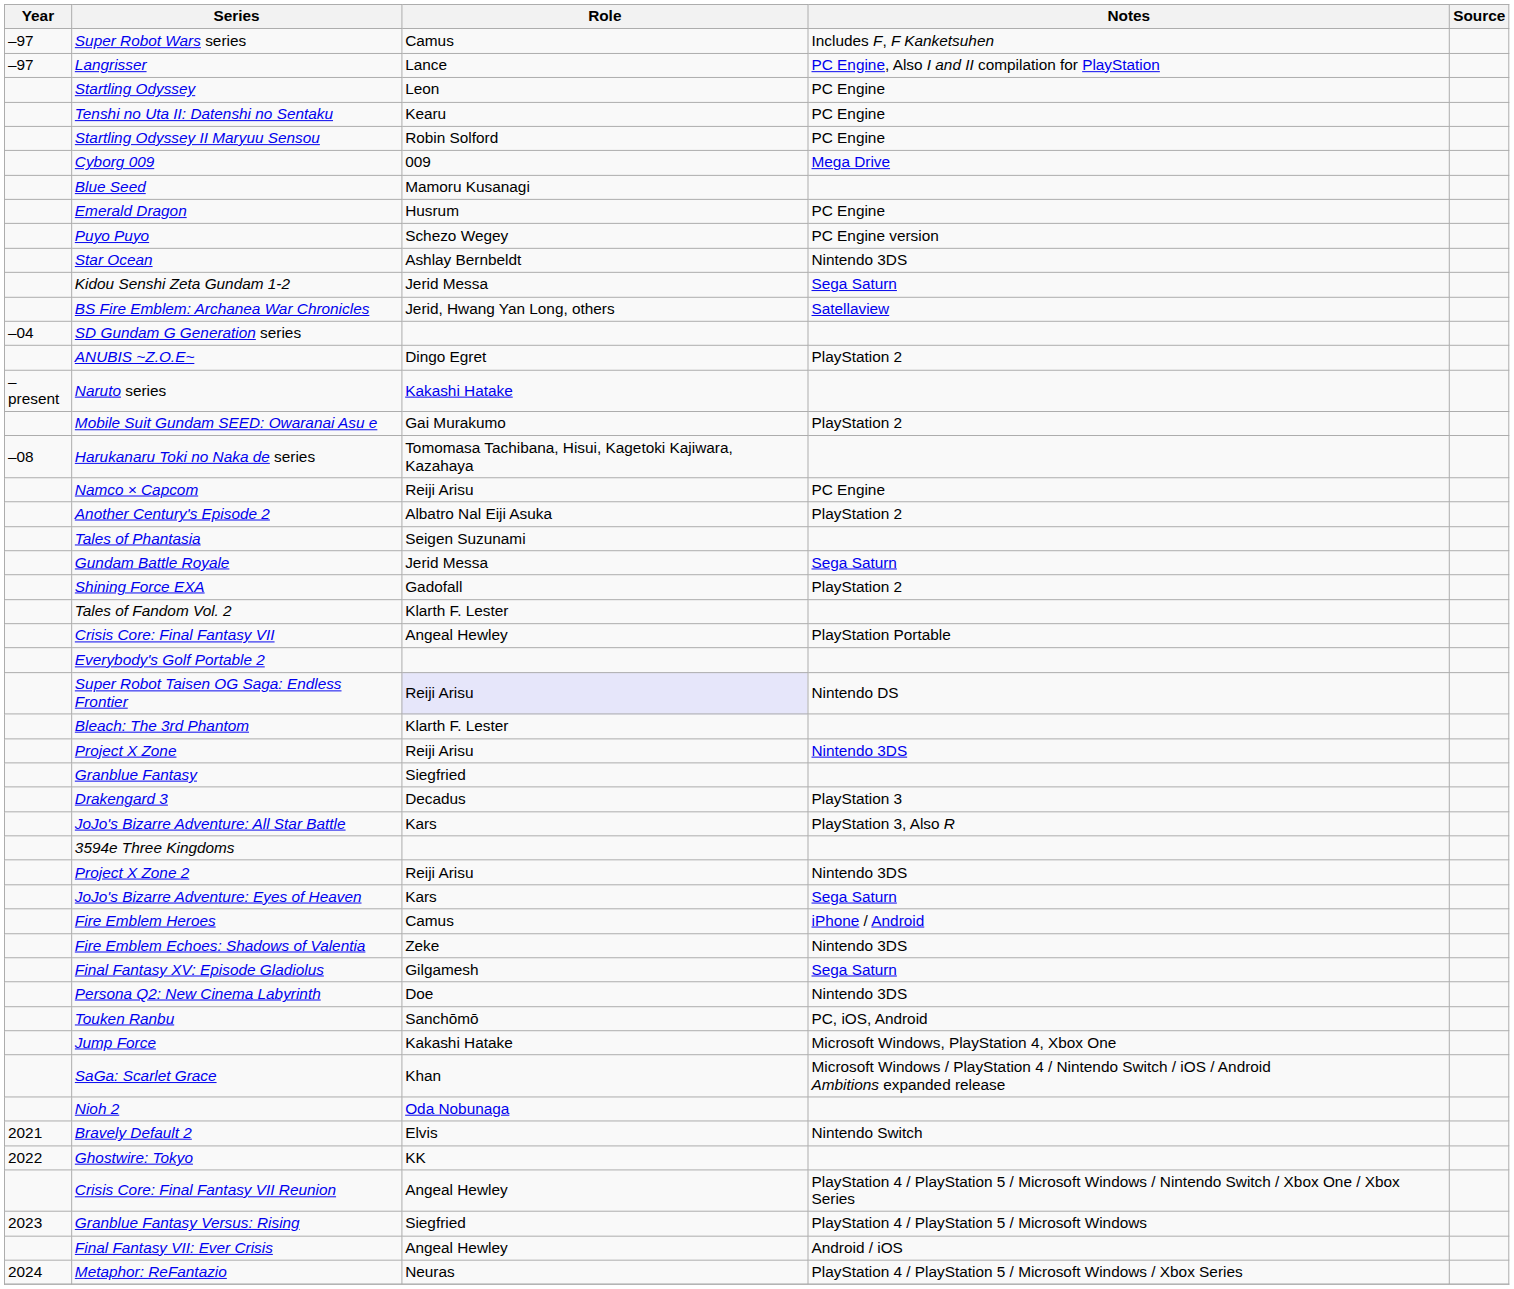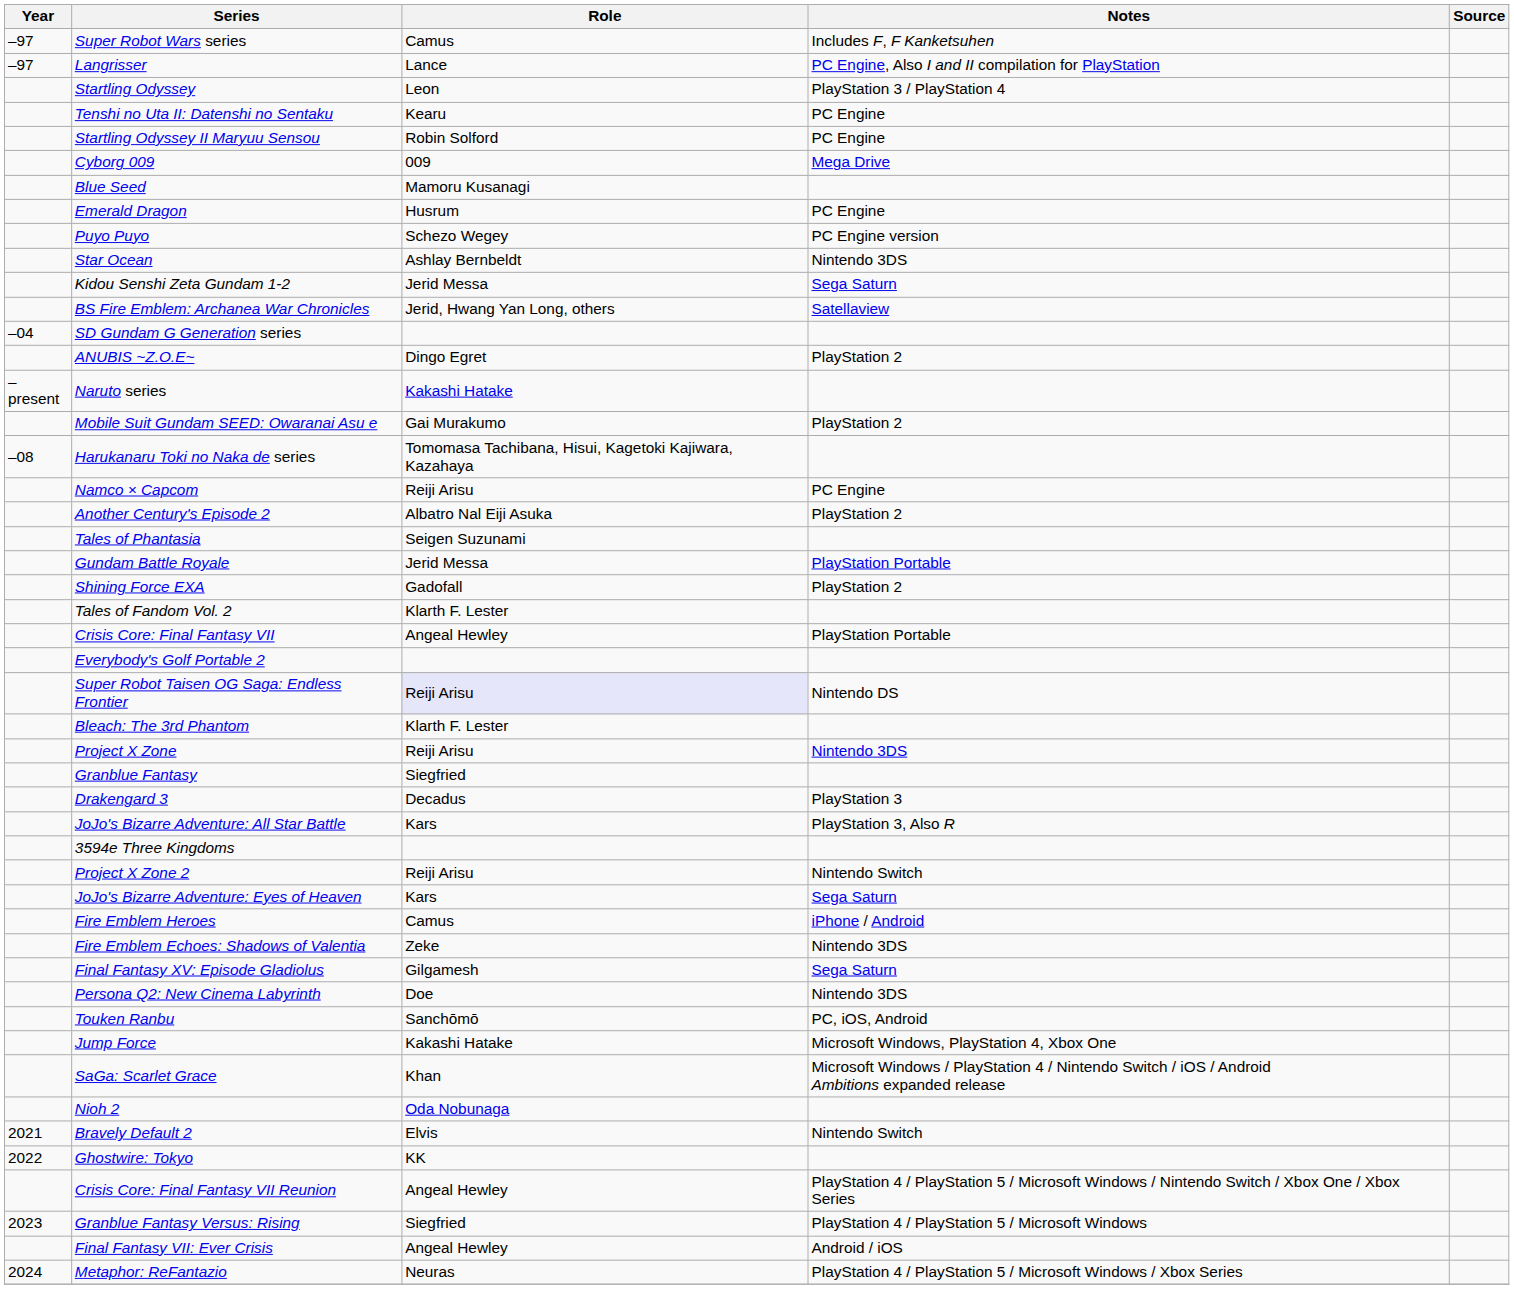(848, 89) PC Engine -> (908, 89) PlayStation 3 / PlayStation 4
(854, 562) Sega Saturn -> (881, 562) PlayStation Portable
(859, 872) Nintendo 3DS -> (867, 872) Nintendo Switch
